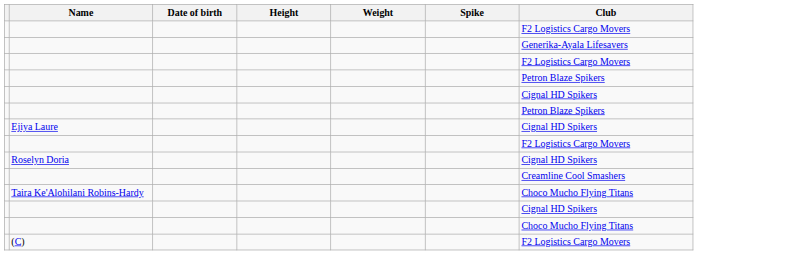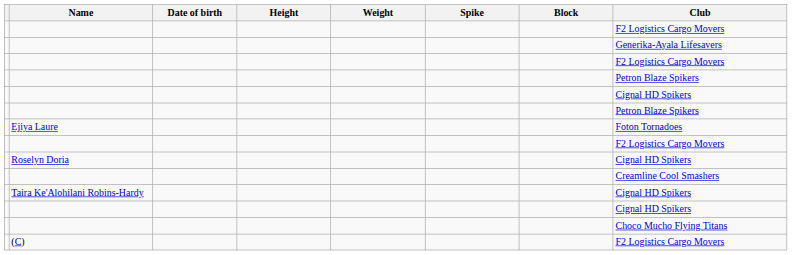+ column: (566, 13)
(559, 127) Cignal HD Spikers -> (649, 127) Foton Tornadoes
(577, 193) Choco Mucho Flying Titans -> (653, 193) Cignal HD Spikers
